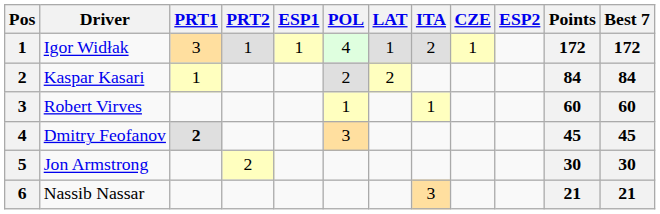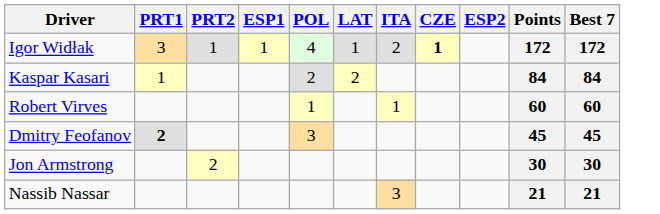- column: (22, 18)
(473, 47) normal -> (438, 47) bold
